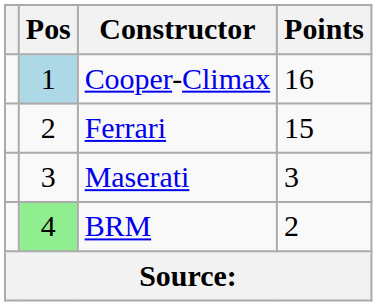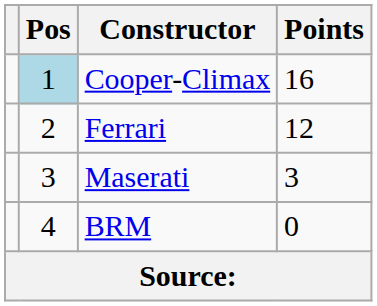(299, 128) 15 -> (299, 128) 12
(48, 226) lightgreen background -> (48, 226) no background
(292, 226) 2 -> (292, 226) 0
